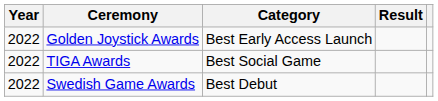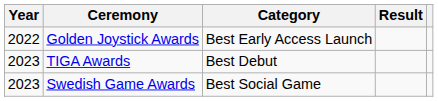(24, 61) 2022 -> (24, 61) 2023
(263, 61) Best Social Game -> (241, 61) Best Debut
(24, 84) 2022 -> (24, 84) 2023
(241, 84) Best Debut -> (263, 84) Best Social Game
